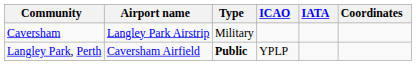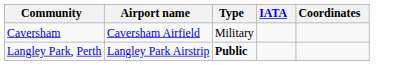- column: (278, 13)
(158, 32) Langley Park Airstrip -> (153, 32) Caversham Airfield
(153, 51) Caversham Airfield -> (158, 51) Langley Park Airstrip
